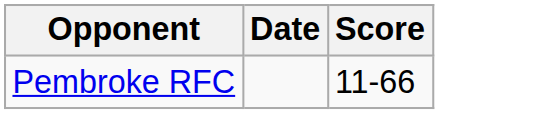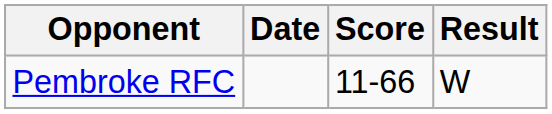+ column: (489, 30)
